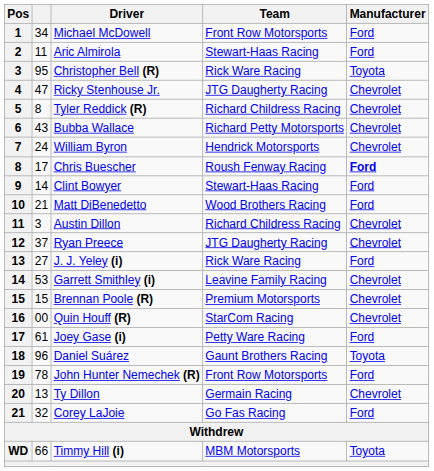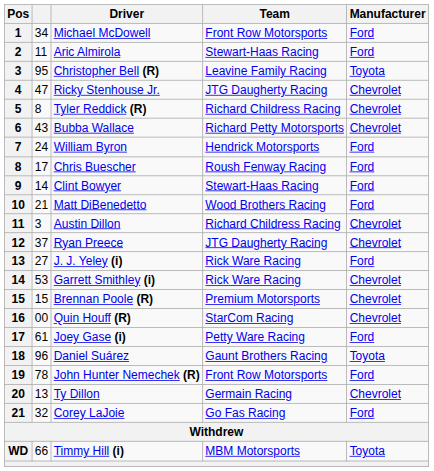(253, 71) Rick Ware Racing -> (266, 71) Leavine Family Racing
(375, 147) Chevrolet -> (362, 147) Ford
(363, 166) bold -> (362, 166) normal
(266, 280) Leavine Family Racing -> (253, 280) Rick Ware Racing
